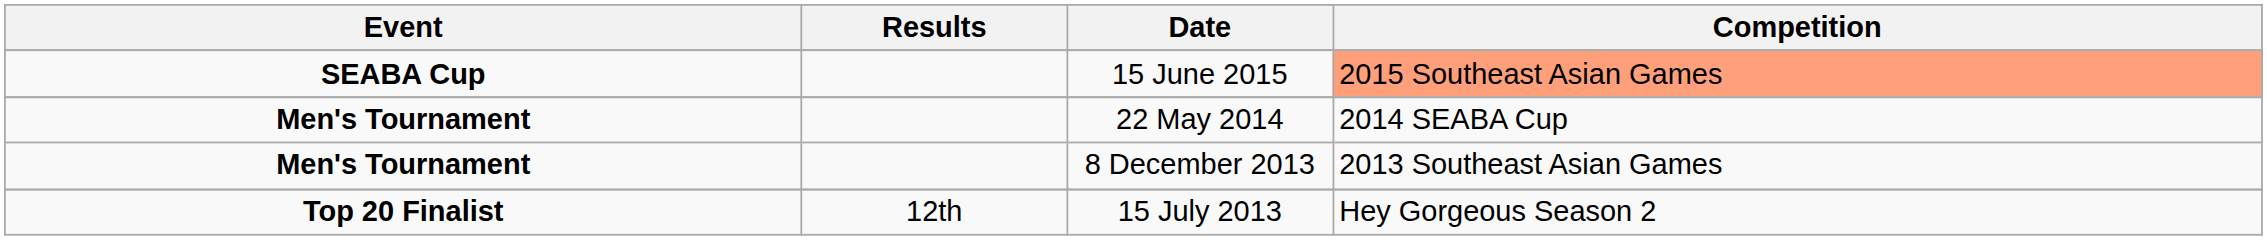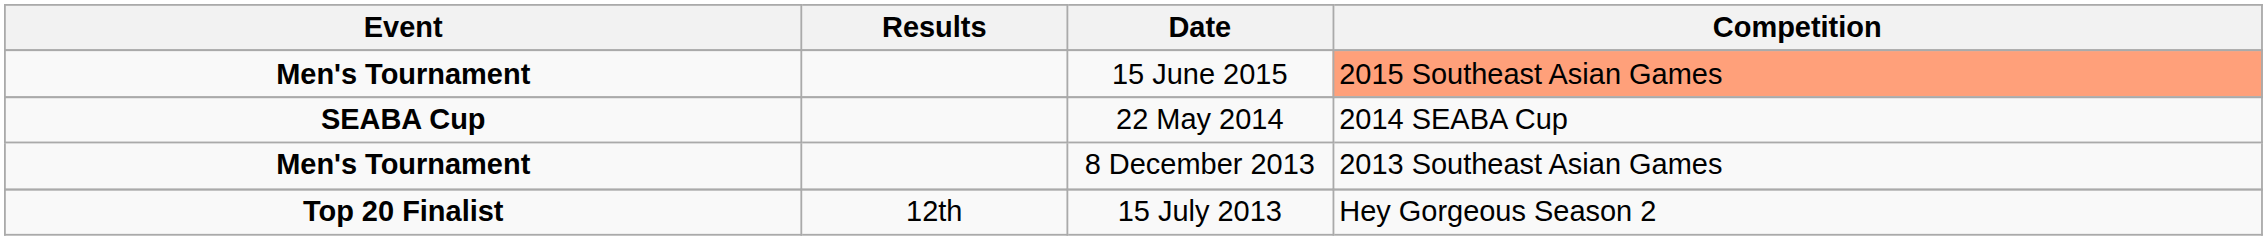(403, 73) SEABA Cup -> (403, 73) Men's Tournament
(403, 119) Men's Tournament -> (403, 119) SEABA Cup
